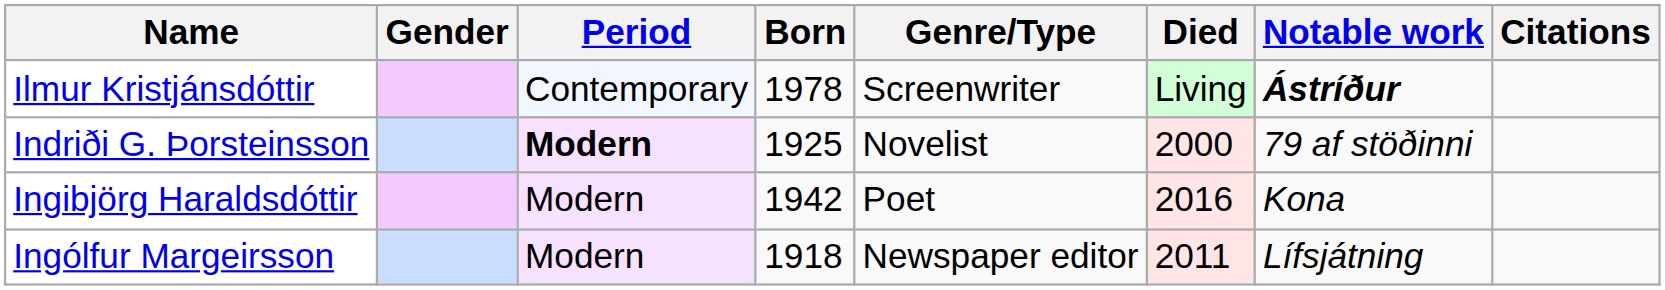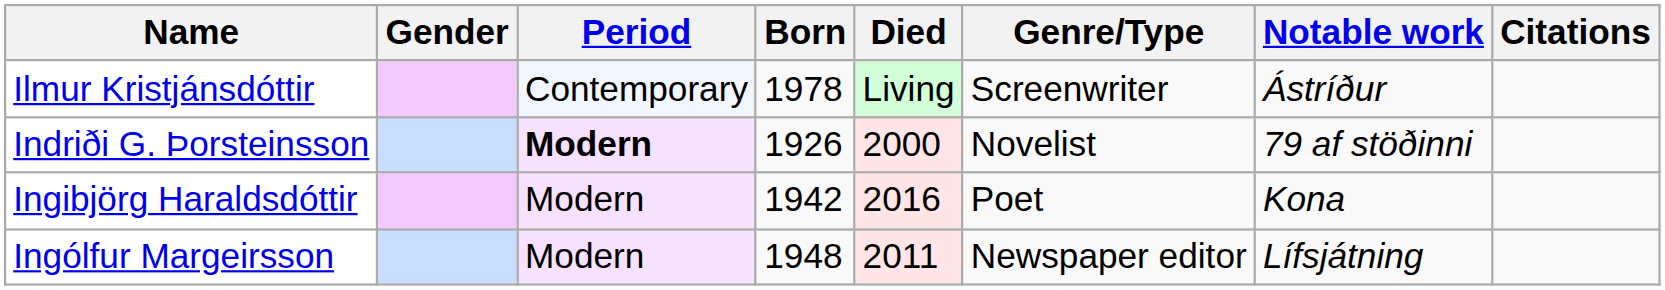columns swapped: (1201, 32) <-> (1001, 32)
(1331, 88) bold -> (1325, 88) normal
(803, 144) 1925 -> (803, 144) 1926
(803, 255) 1918 -> (803, 255) 1948
